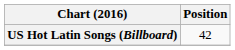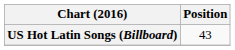(205, 34) 42 -> (205, 34) 43
